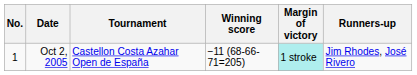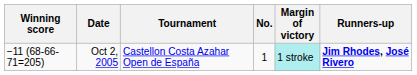columns swapped: (15, 24) <-> (242, 24)
(366, 57) normal -> (366, 57) bold
